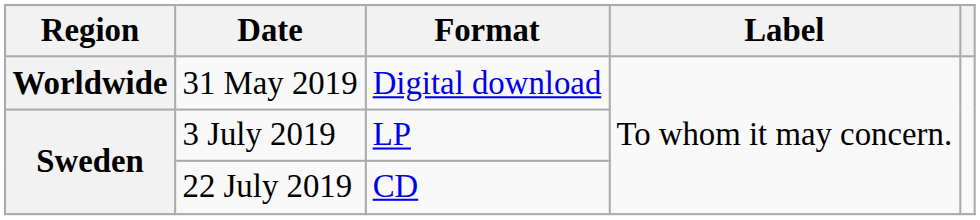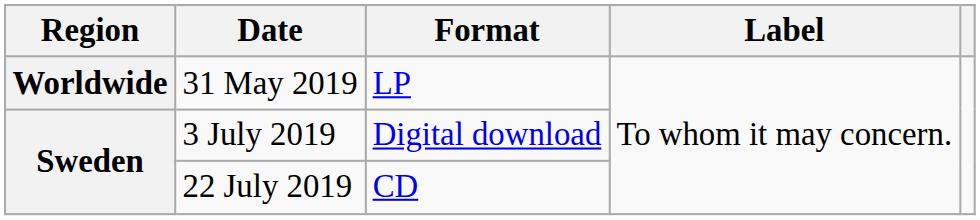(487, 82) Digital download -> (392, 82) LP
(392, 134) LP -> (487, 134) Digital download
